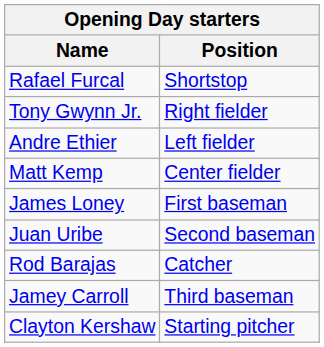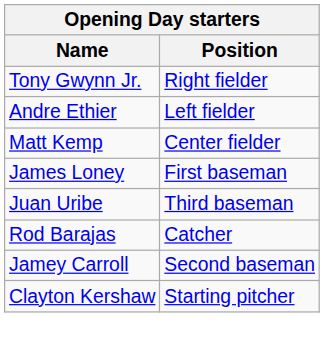- row: (67, 81)
(240, 234) Second baseman -> (229, 204) Third baseman
(229, 296) Third baseman -> (240, 265) Second baseman
